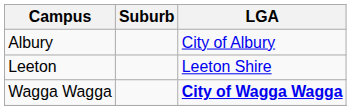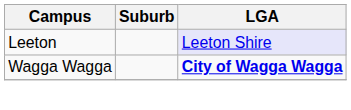- row: (31, 42)
(227, 67) no background -> (227, 42) lavender background
